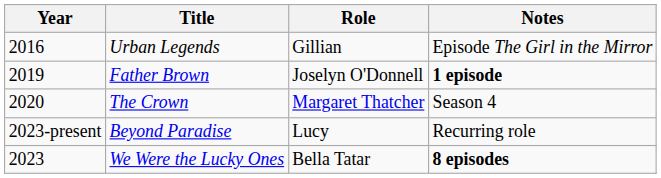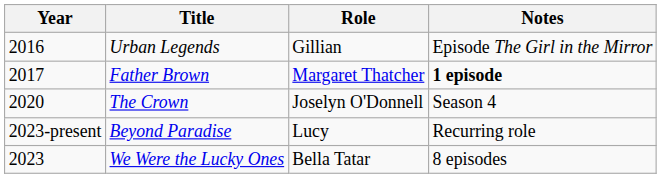(26, 74) 2019 -> (26, 74) 2017
(358, 74) Joselyn O'Donnell -> (358, 74) Margaret Thatcher
(358, 103) Margaret Thatcher -> (358, 103) Joselyn O'Donnell
(471, 159) bold -> (470, 159) normal
